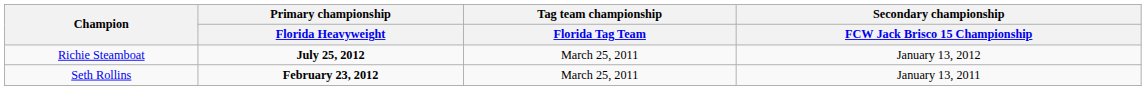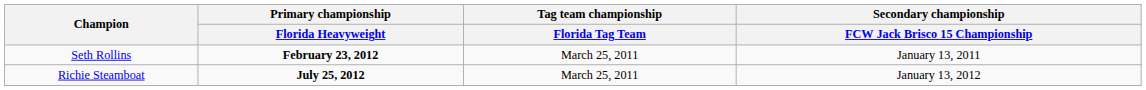rows swapped: (101, 74) <-> (101, 54)
